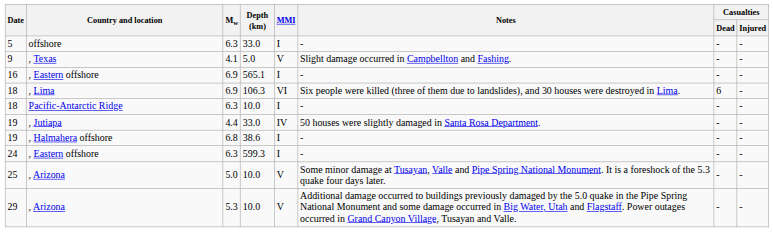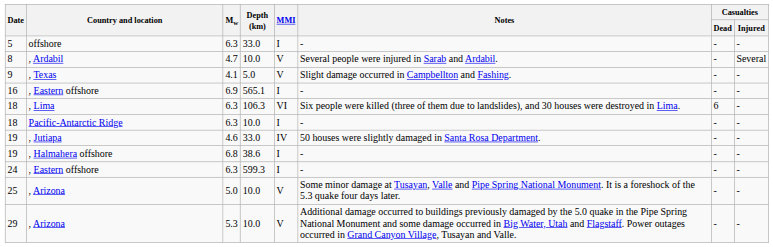+ row: (10, 59)
(232, 91) 6.9 -> (232, 106) 6.3
(232, 122) 4.4 -> (232, 138) 4.6
